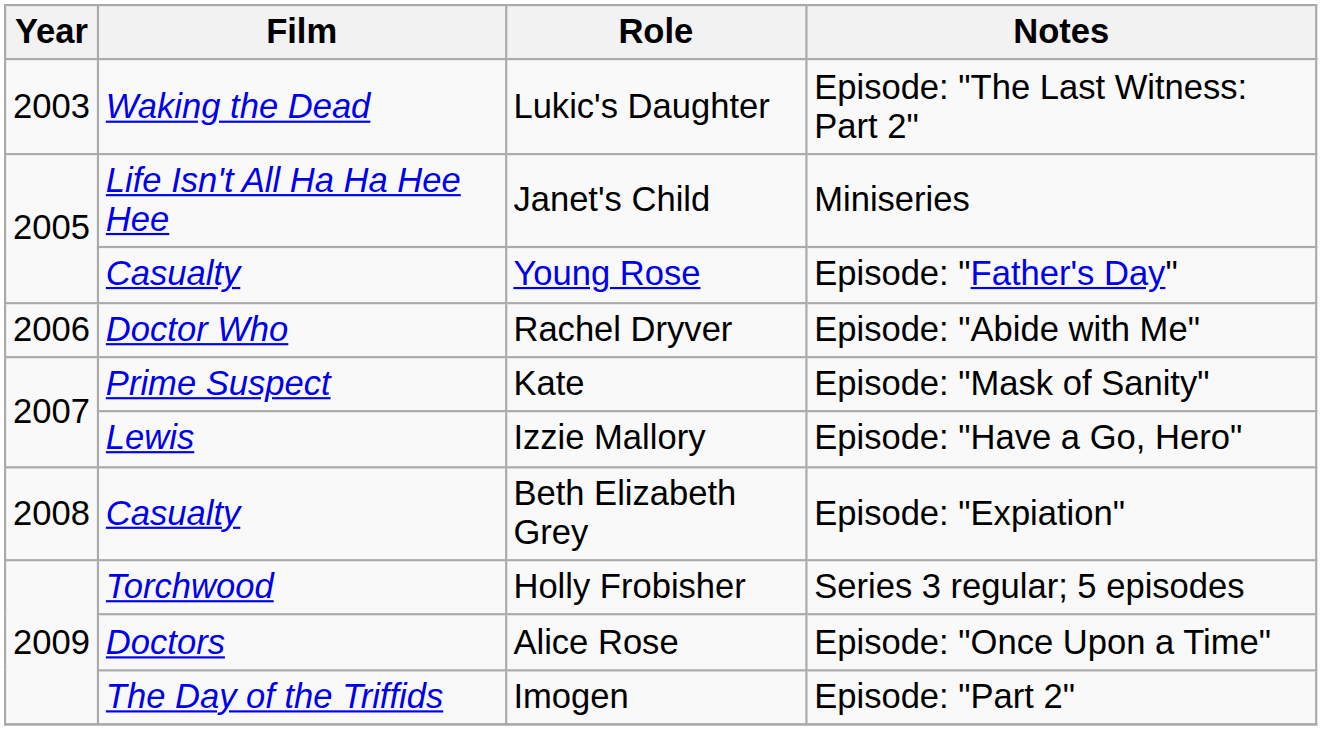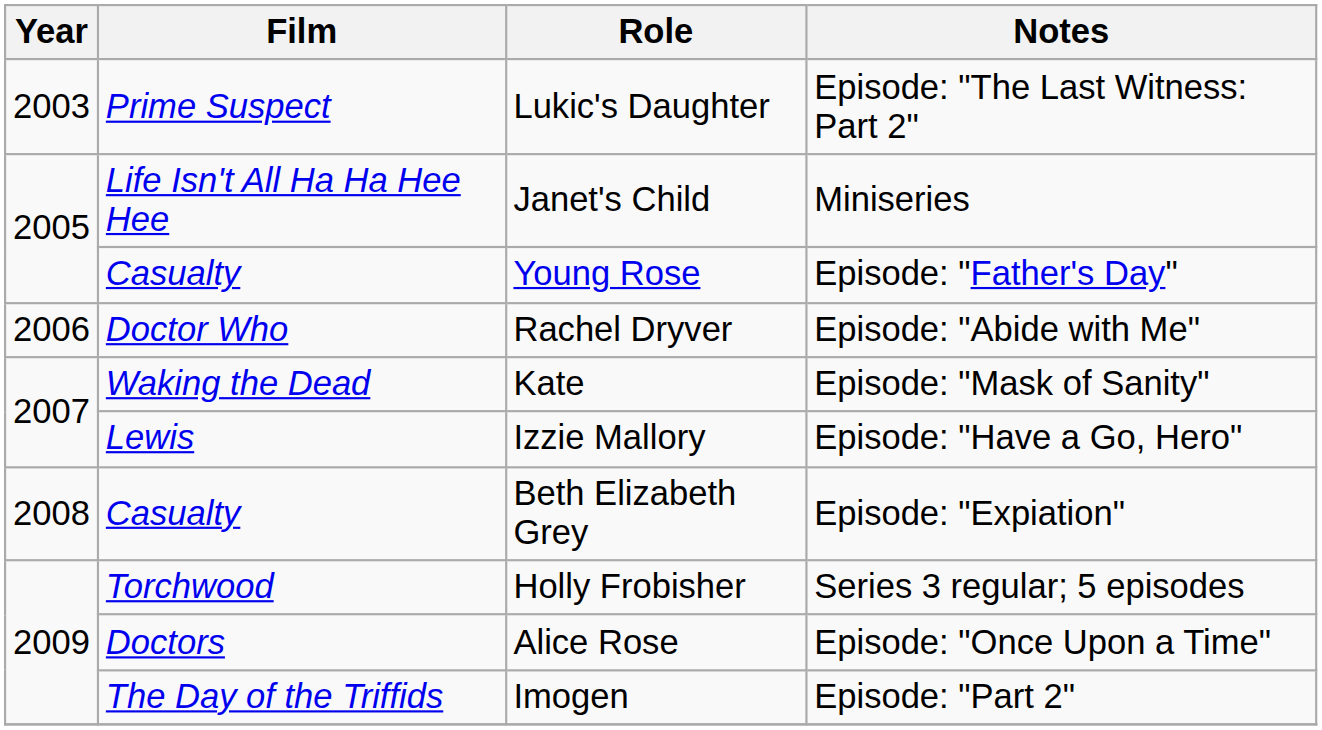(238, 106) Waking the Dead -> (218, 106) Prime Suspect
(218, 383) Prime Suspect -> (238, 383) Waking the Dead
